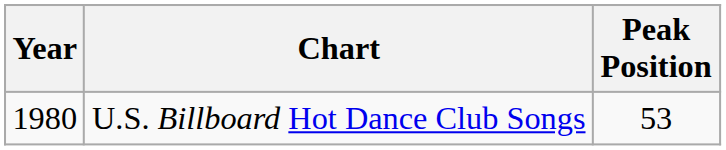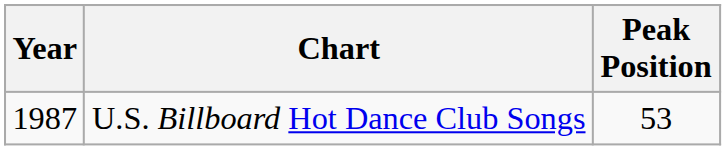(45, 117) 1980 -> (45, 117) 1987
